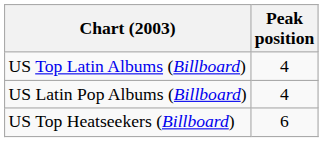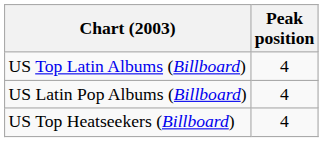(284, 121) 6 -> (284, 121) 4
